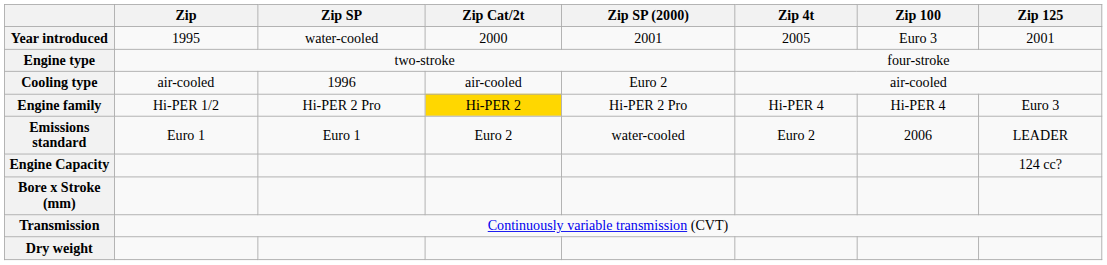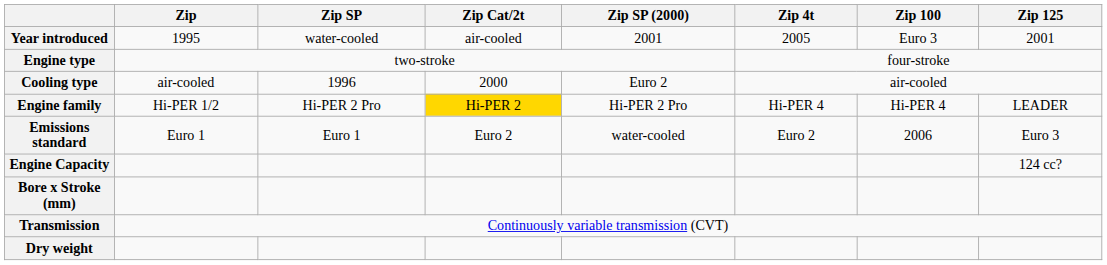(493, 37) 2000 -> (493, 37) air-cooled
(493, 82) air-cooled -> (493, 82) 2000
(1040, 104) Euro 3 -> (1040, 104) LEADER
(1040, 135) LEADER -> (1040, 135) Euro 3
